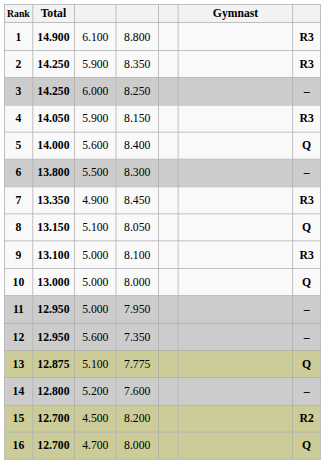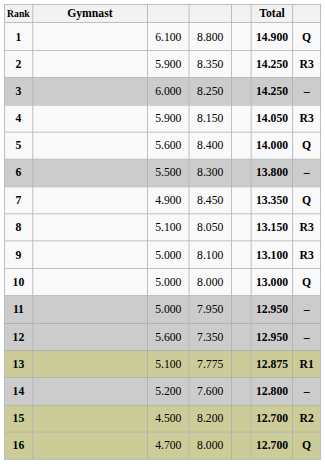columns swapped: (236, 13) <-> (53, 13)
(307, 36) R3 -> (307, 36) Q
(307, 200) R3 -> (307, 200) Q
(307, 227) Q -> (307, 227) R3
(307, 364) Q -> (307, 364) R1
